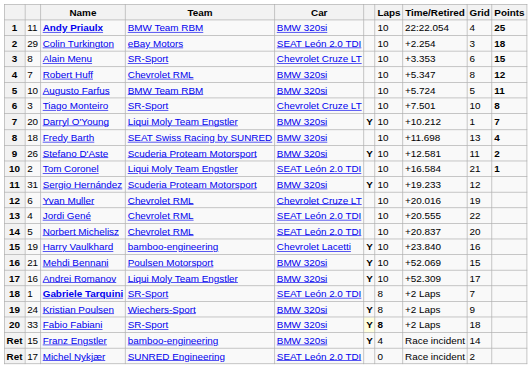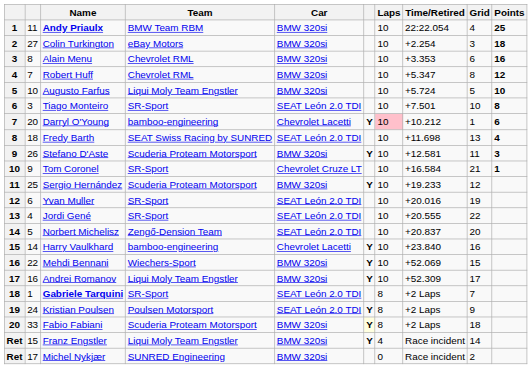(33, 44) 29 -> (33, 44) 27
(319, 44) SEAT León 2.0 TDI -> (302, 44) BMW 320si
(148, 59) SR-Sport -> (161, 59) Chevrolet RML
(319, 59) Chevrolet Cruze LT -> (302, 59) BMW 320si
(500, 59) 15 -> (500, 59) 16
(166, 91) BMW Team RBM -> (183, 91) Liqui Moly Team Engstler
(500, 91) 11 -> (500, 91) 10
(319, 106) Chevrolet Cruze LT -> (319, 106) SEAT León 2.0 TDI
(183, 122) Liqui Moly Team Engstler -> (173, 122) bamboo-engineering
(302, 122) BMW 320si -> (314, 122) Chevrolet Lacetti
(383, 122) no background -> (383, 122) pink background
(497, 122) 7 -> (497, 122) 6
(302, 137) BMW 320si -> (319, 137) SEAT León 2.0 TDI
(497, 153) 2 -> (497, 153) 3
(30, 169) 2 -> (30, 169) 9
(183, 169) Liqui Moly Team Engstler -> (148, 169) SR-Sport
(319, 169) SEAT León 2.0 TDI -> (319, 169) Chevrolet Cruze LT
(33, 184) 31 -> (33, 184) 25
(161, 200) Chevrolet RML -> (148, 200) SR-Sport
(319, 200) Chevrolet Cruze LT -> (319, 200) SEAT León 2.0 TDI
(161, 216) Chevrolet RML -> (148, 216) SR-Sport
(161, 231) Chevrolet RML -> (175, 231) Zengő-Dension Team
(33, 247) 19 -> (33, 247) 14
(33, 263) 21 -> (33, 263) 22
(171, 263) Poulsen Motorsport -> (162, 263) Wiechers-Sport
(162, 310) Wiechers-Sport -> (171, 310) Poulsen Motorsport
(302, 310) BMW 320si -> (319, 310) SEAT León 2.0 TDI
(148, 325) SR-Sport -> (192, 325) Scuderia Proteam Motorsport
(380, 325) bold -> (380, 325) normal
(173, 341) bamboo-engineering -> (183, 341) Liqui Moly Team Engstler
(319, 356) SEAT León 2.0 TDI -> (302, 356) BMW 320si
